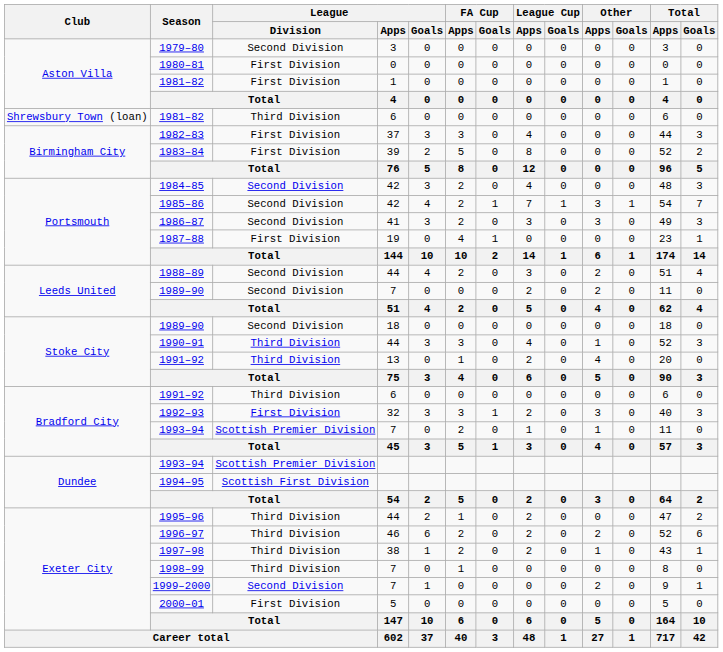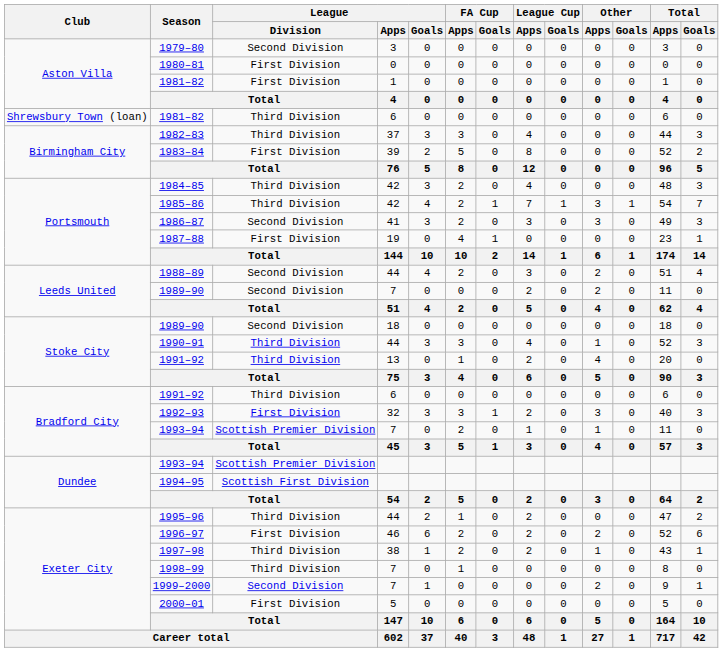(295, 135) First Division -> (295, 135) Third Division
(295, 187) Second Division -> (295, 187) Third Division
(295, 204) Second Division -> (295, 204) Third Division
(295, 534) Third Division -> (295, 534) First Division
